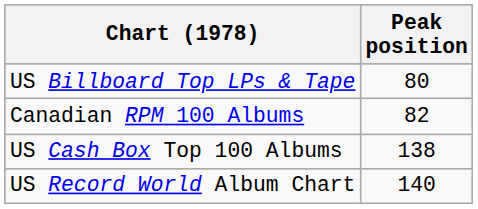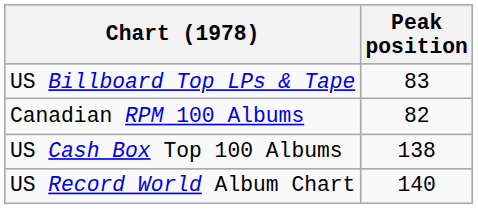(417, 82) 80 -> (417, 82) 83
